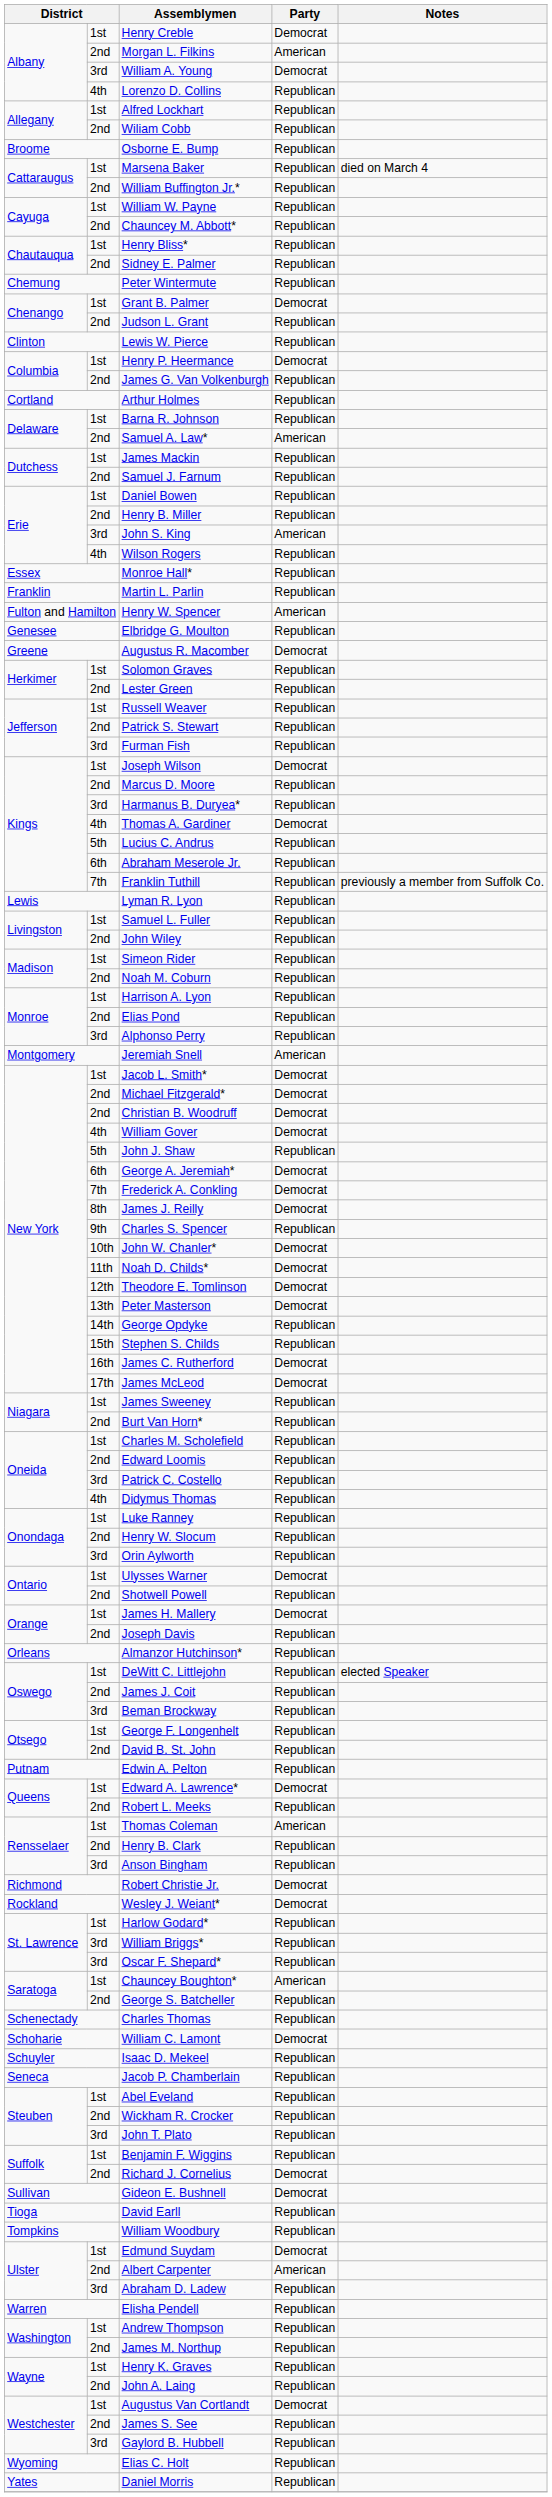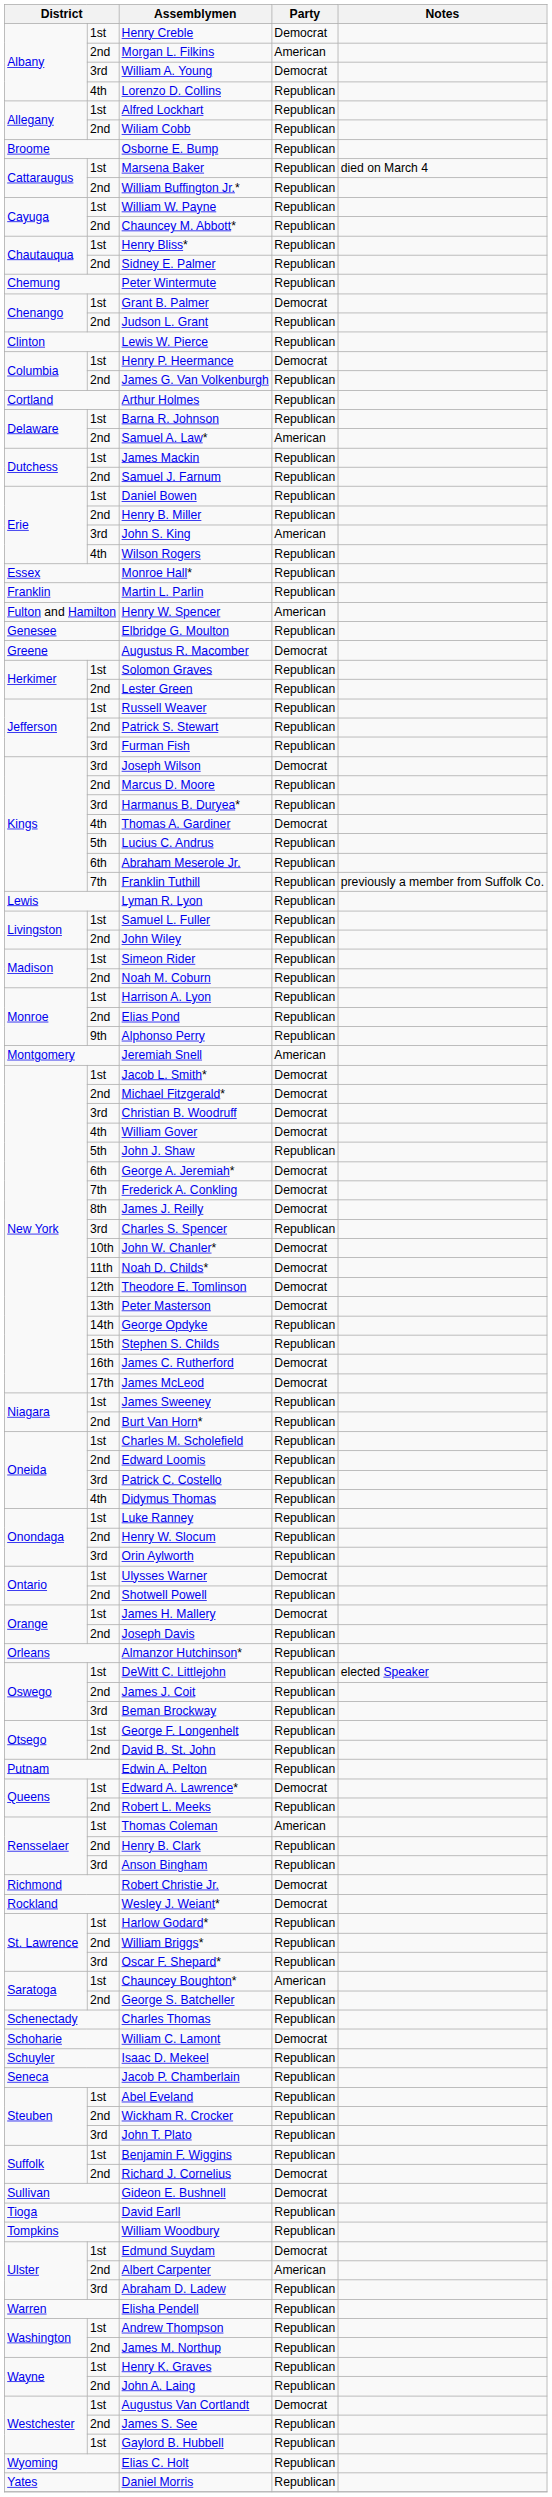(98, 766) 1st -> (99, 766) 3rd
(99, 1036) 3rd -> (98, 1036) 9th
(100, 1113) 2nd -> (99, 1113) 3rd
(98, 1229) 9th -> (99, 1229) 3rd
(99, 1942) 3rd -> (100, 1942) 2nd
(99, 2444) 3rd -> (98, 2444) 1st
